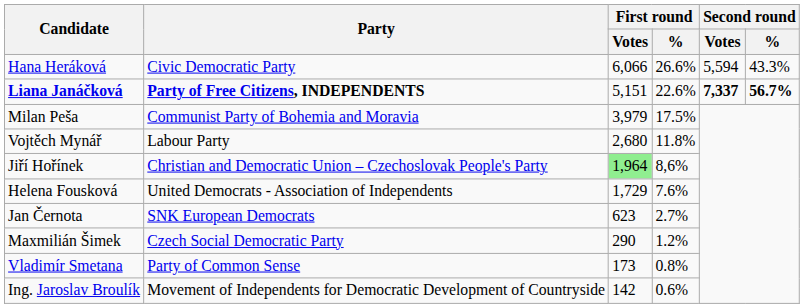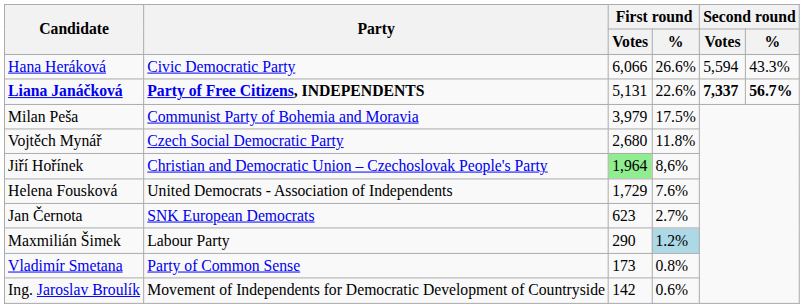(630, 91) 5,151 -> (630, 91) 5,131
(188, 141) Labour Party -> (245, 141) Czech Social Democratic Party
(245, 240) Czech Social Democratic Party -> (188, 240) Labour Party
(672, 240) no background -> (672, 240) lightblue background
